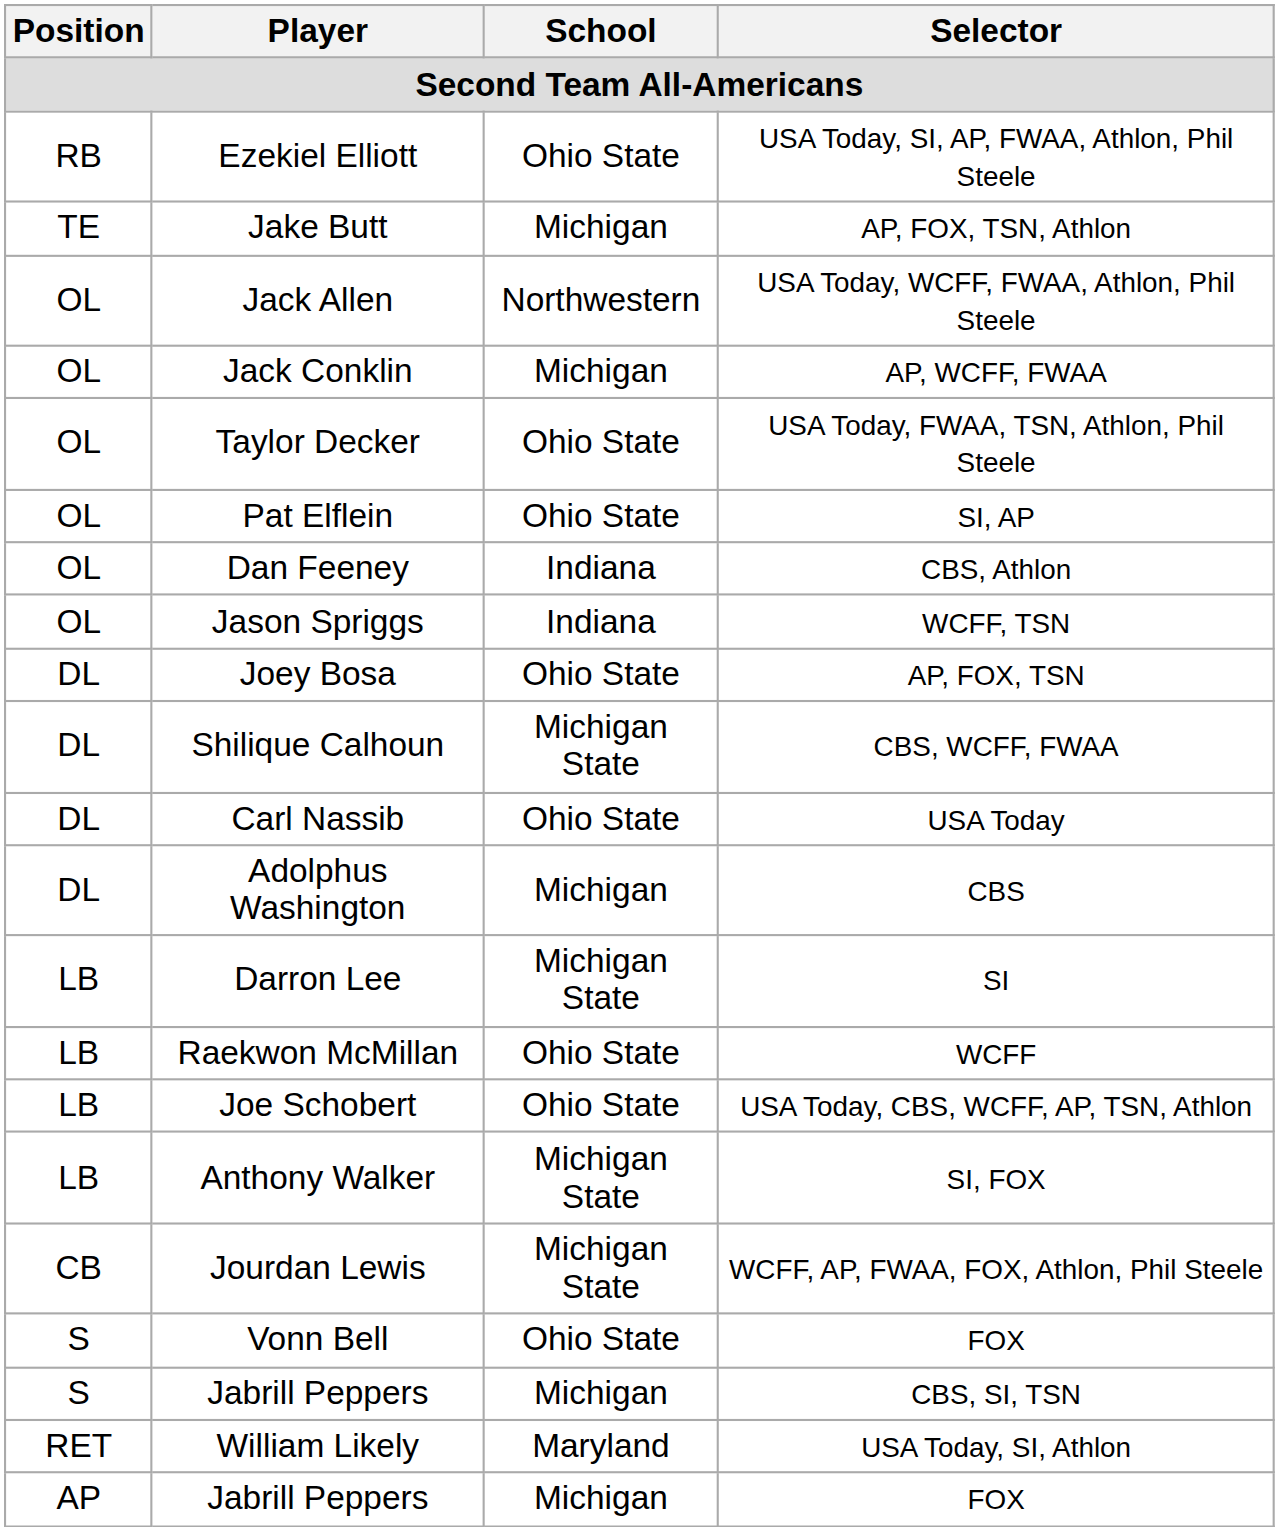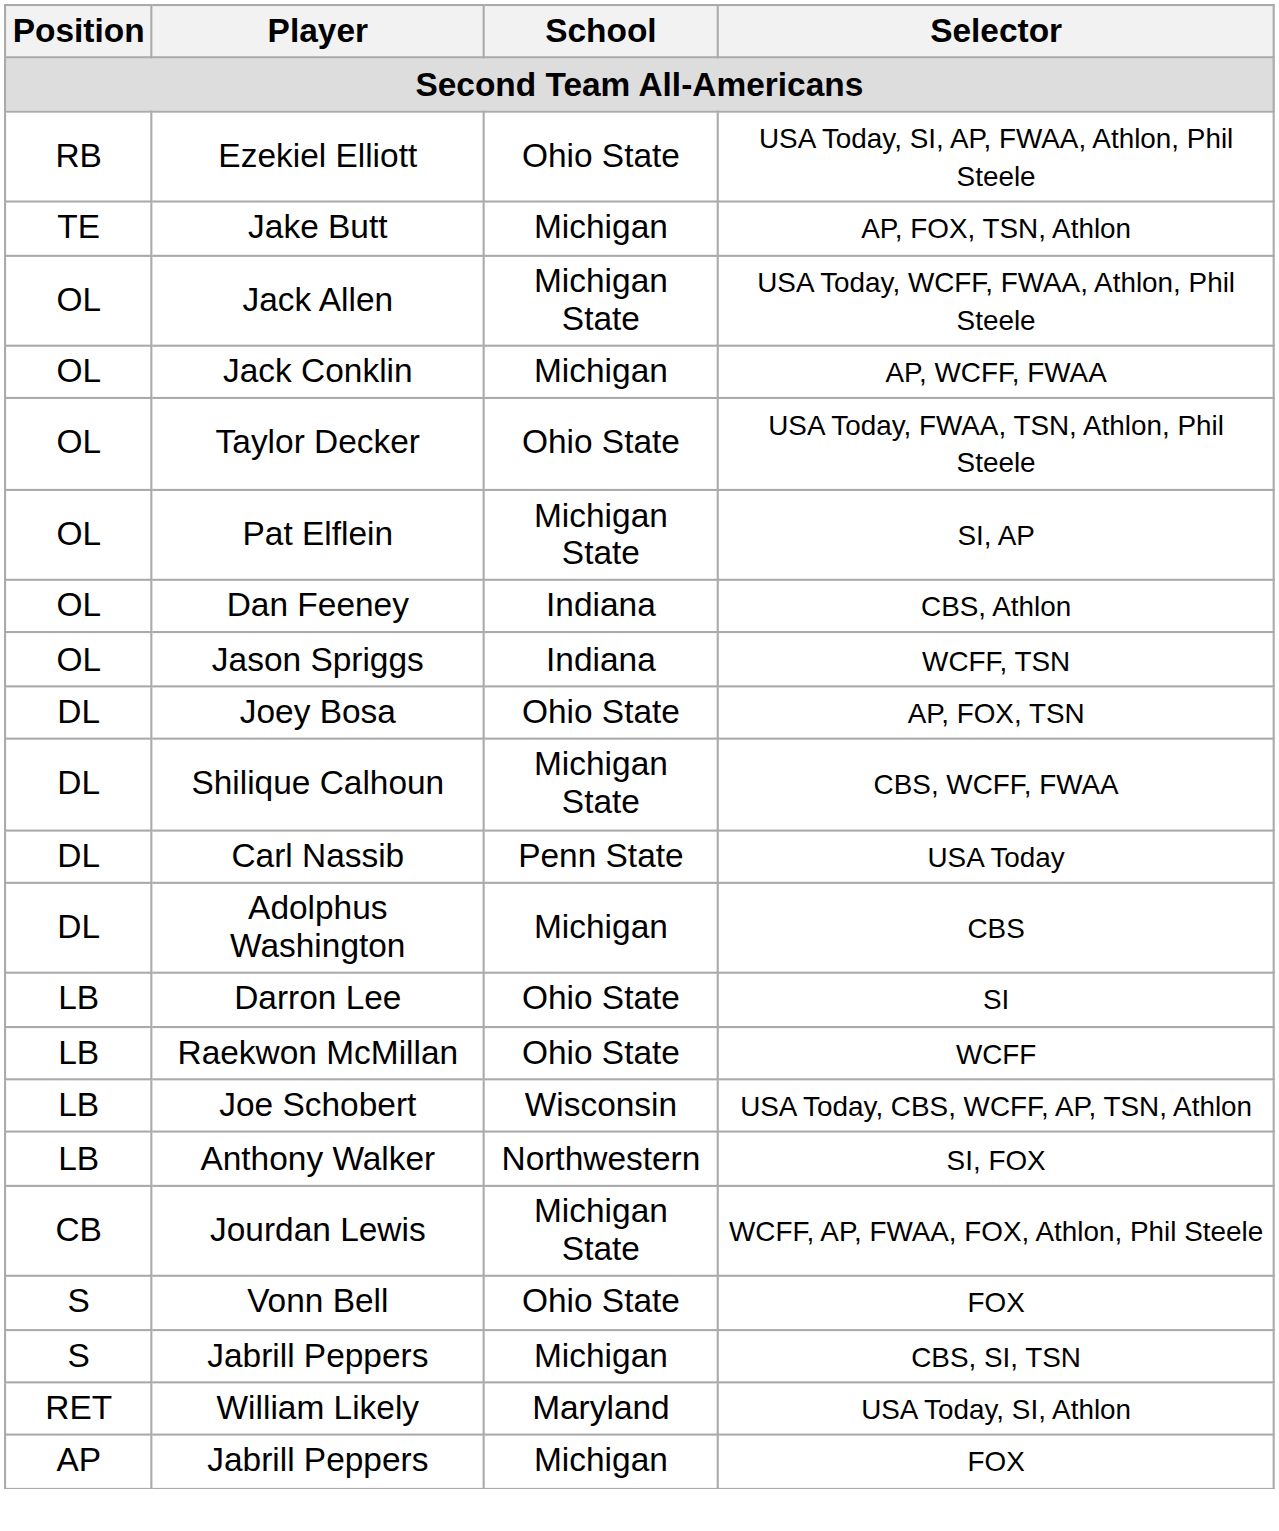(601, 299) Northwestern -> (601, 299) Michigan State
(601, 515) Ohio State -> (601, 533) Michigan State
(601, 817) Ohio State -> (601, 855) Penn State
(601, 980) Michigan State -> (601, 999) Ohio State
(601, 1105) Ohio State -> (601, 1105) Wisconsin
(601, 1177) Michigan State -> (601, 1158) Northwestern
